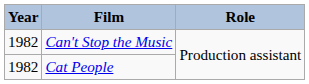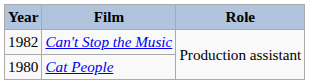(23, 67) 1982 -> (23, 67) 1980
